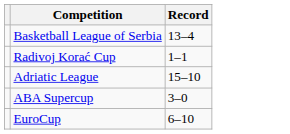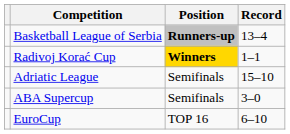+ column: (201, 14)
